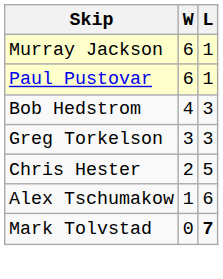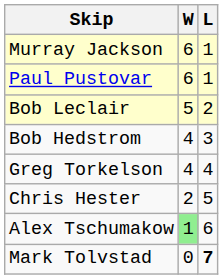+ row: (70, 109)
(188, 139) 3 -> (188, 169) 4
(208, 139) 3 -> (208, 169) 4
(188, 199) no background -> (188, 229) lightgreen background
